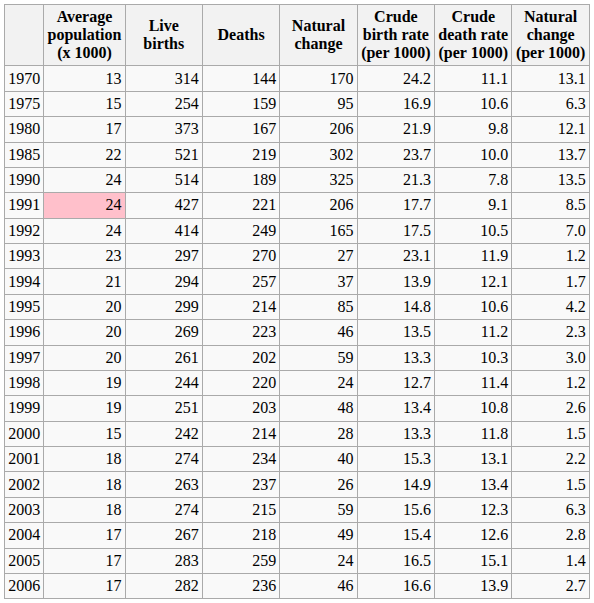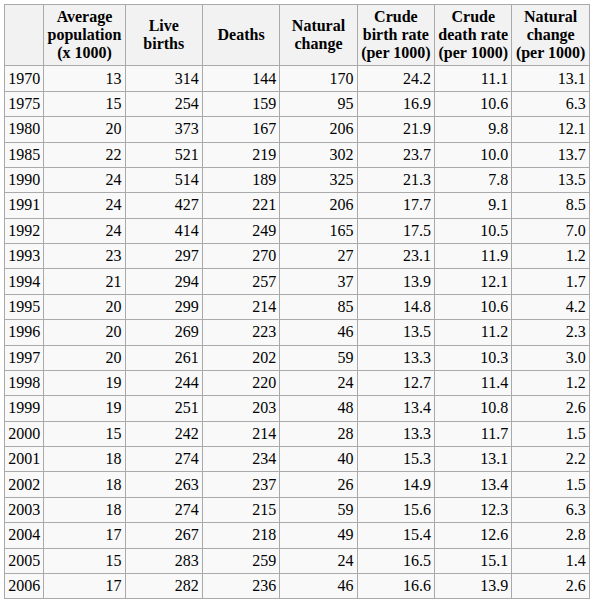(113, 129) 17 -> (113, 129) 20
(113, 205) pink background -> (113, 205) no background
(495, 433) 11.8 -> (495, 433) 11.7
(113, 560) 17 -> (113, 560) 15
(576, 586) 2.7 -> (576, 586) 2.6
